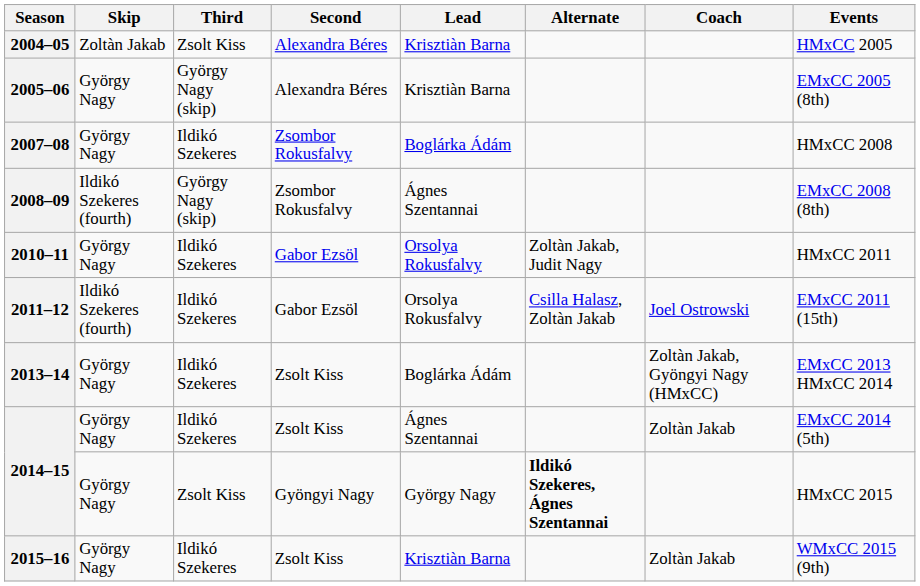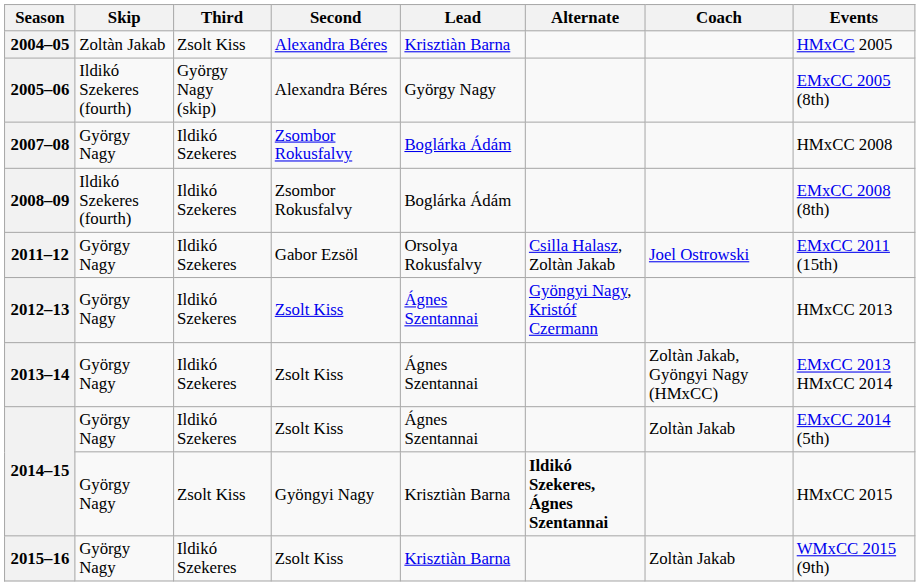(105, 90) György Nagy -> (109, 90) Ildikó Szekeres (fourth)
(457, 90) Krisztiàn Barna -> (450, 90) György Nagy
(202, 199) György Nagy (skip) -> (207, 199) Ildikó Szekeres
(441, 199) Ágnes Szentannai -> (458, 199) Boglárka Ádám
- row: (40, 254)
(109, 309) Ildikó Szekeres (fourth) -> (105, 254) György Nagy
+ row: (40, 309)
(458, 374) Boglárka Ádám -> (441, 374) Ágnes Szentannai
(450, 493) György Nagy -> (457, 493) Krisztiàn Barna
